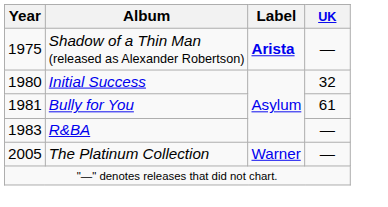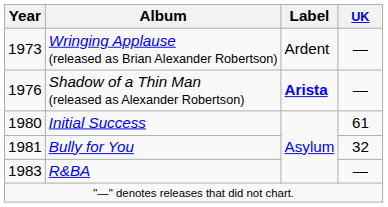+ row: (163, 49)
(25, 49) 1975 -> (25, 90) 1976
(327, 81) 32 -> (360, 123) 61
(327, 105) 61 -> (360, 147) 32
- row: (129, 154)
